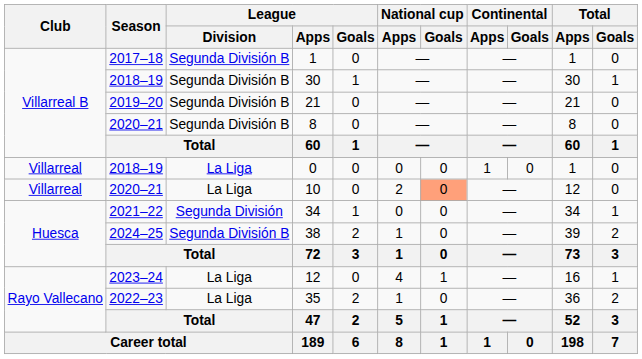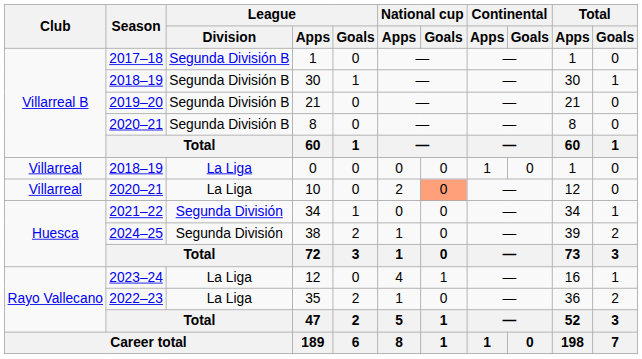(229, 233) Segunda División B -> (229, 233) Segunda División
